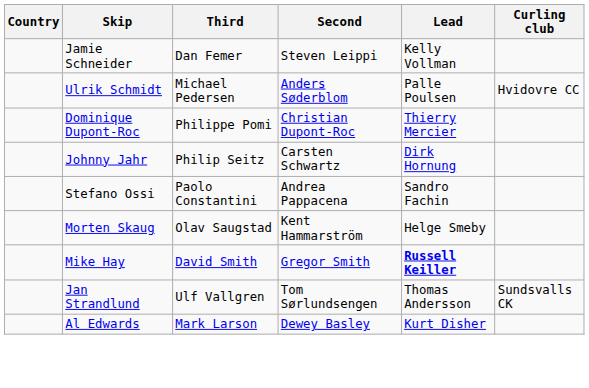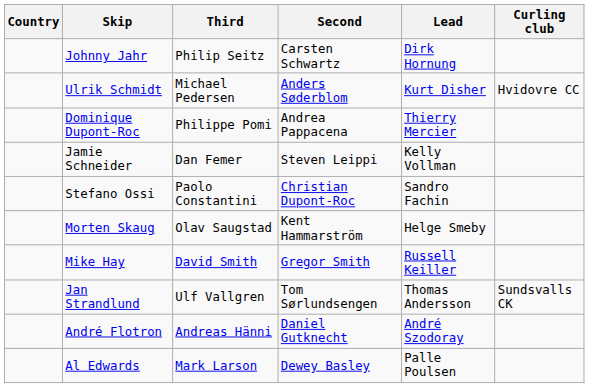rows swapped: (99, 56) <-> (106, 159)
(430, 90) Palle Poulsen -> (445, 90) Kurt Disher
(318, 125) Christian Dupont-Roc -> (314, 125) Andrea Pappacena
(314, 194) Andrea Pappacena -> (318, 194) Christian Dupont-Roc
(430, 262) bold -> (430, 262) normal
+ row: (114, 331)
(445, 324) Kurt Disher -> (430, 365) Palle Poulsen
